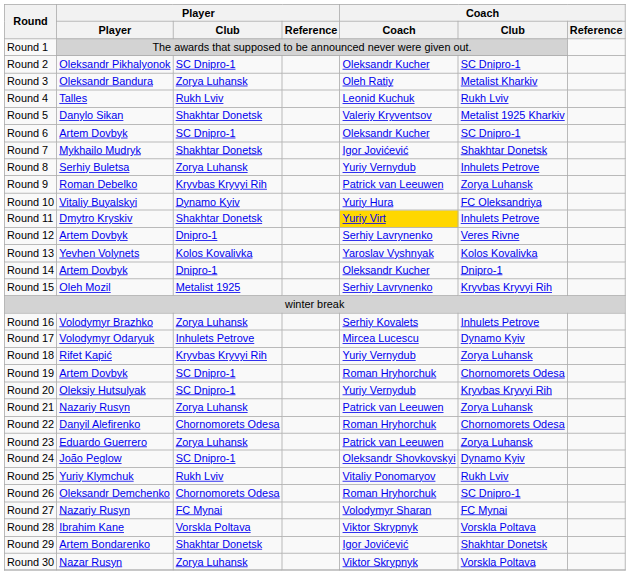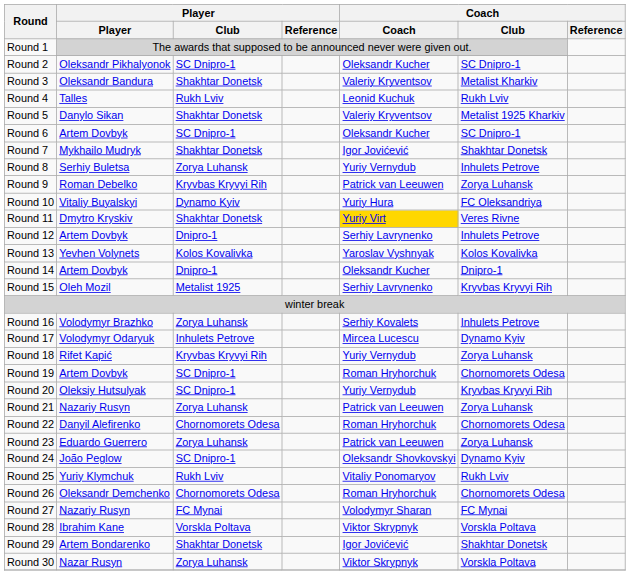(212, 81) Zorya Luhansk -> (219, 81) Shakhtar Donetsk
(368, 81) Oleh Ratiy -> (387, 81) Valeriy Kryventsov
(500, 218) Inhulets Petrove -> (490, 218) Veres Rivne
(490, 236) Veres Rivne -> (500, 236) Inhulets Petrove
(491, 493) SC Dnipro-1 -> (513, 493) Chornomorets Odesa
